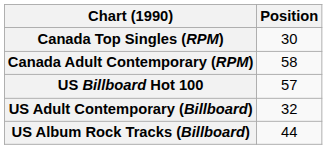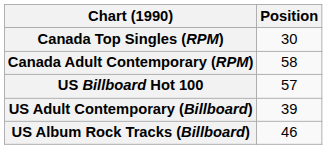(289, 109) 32 -> (289, 109) 39
(289, 132) 44 -> (289, 132) 46
